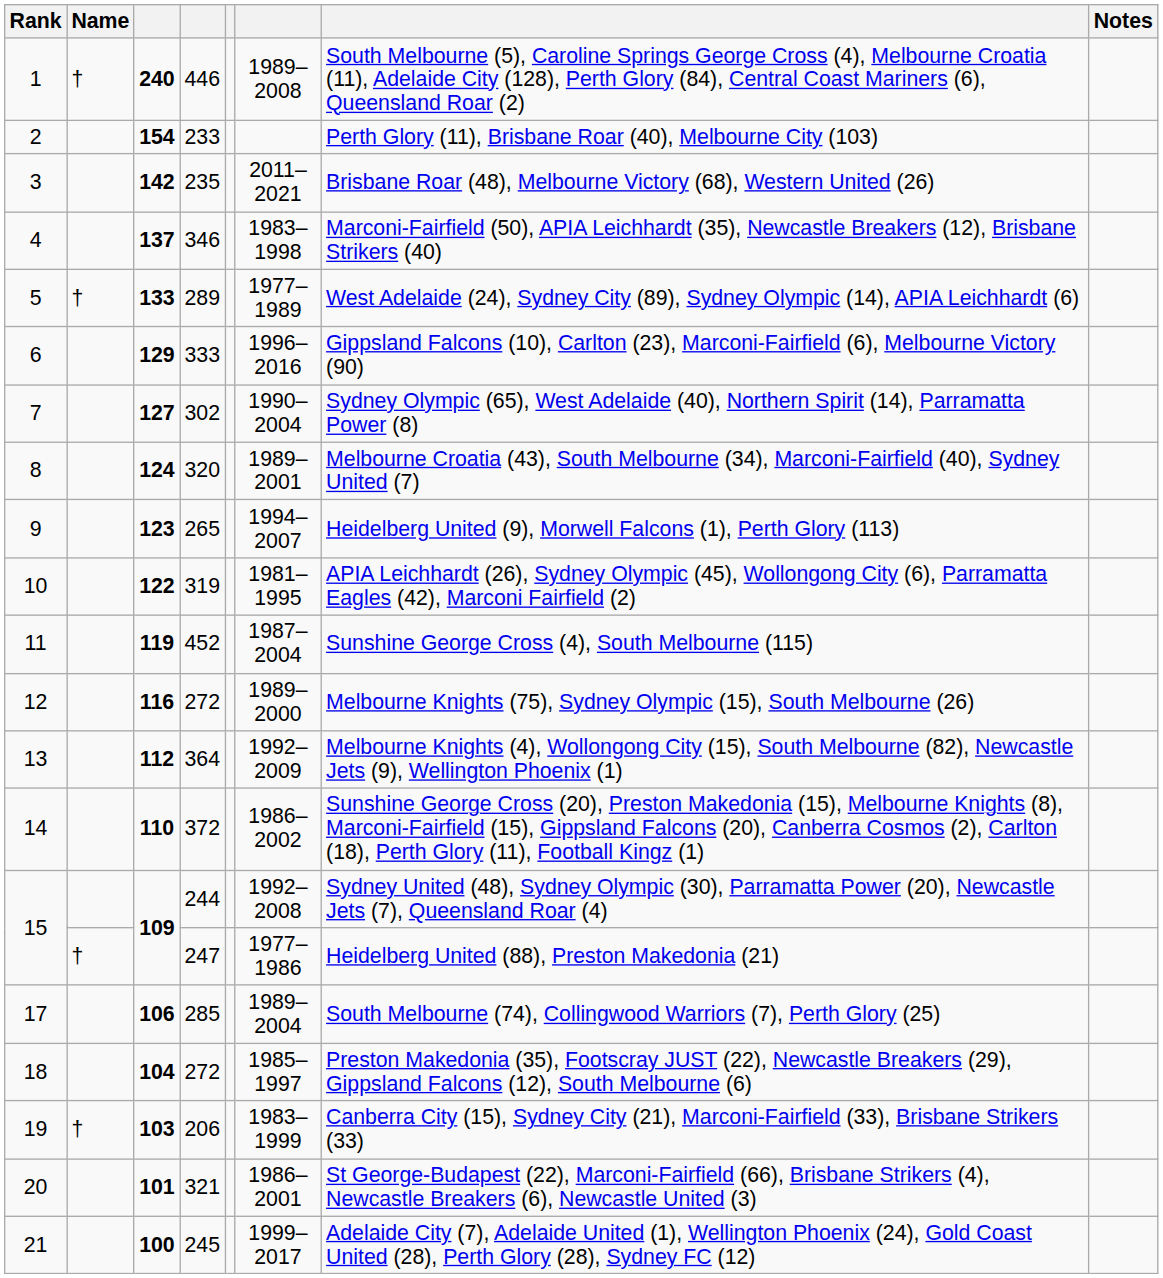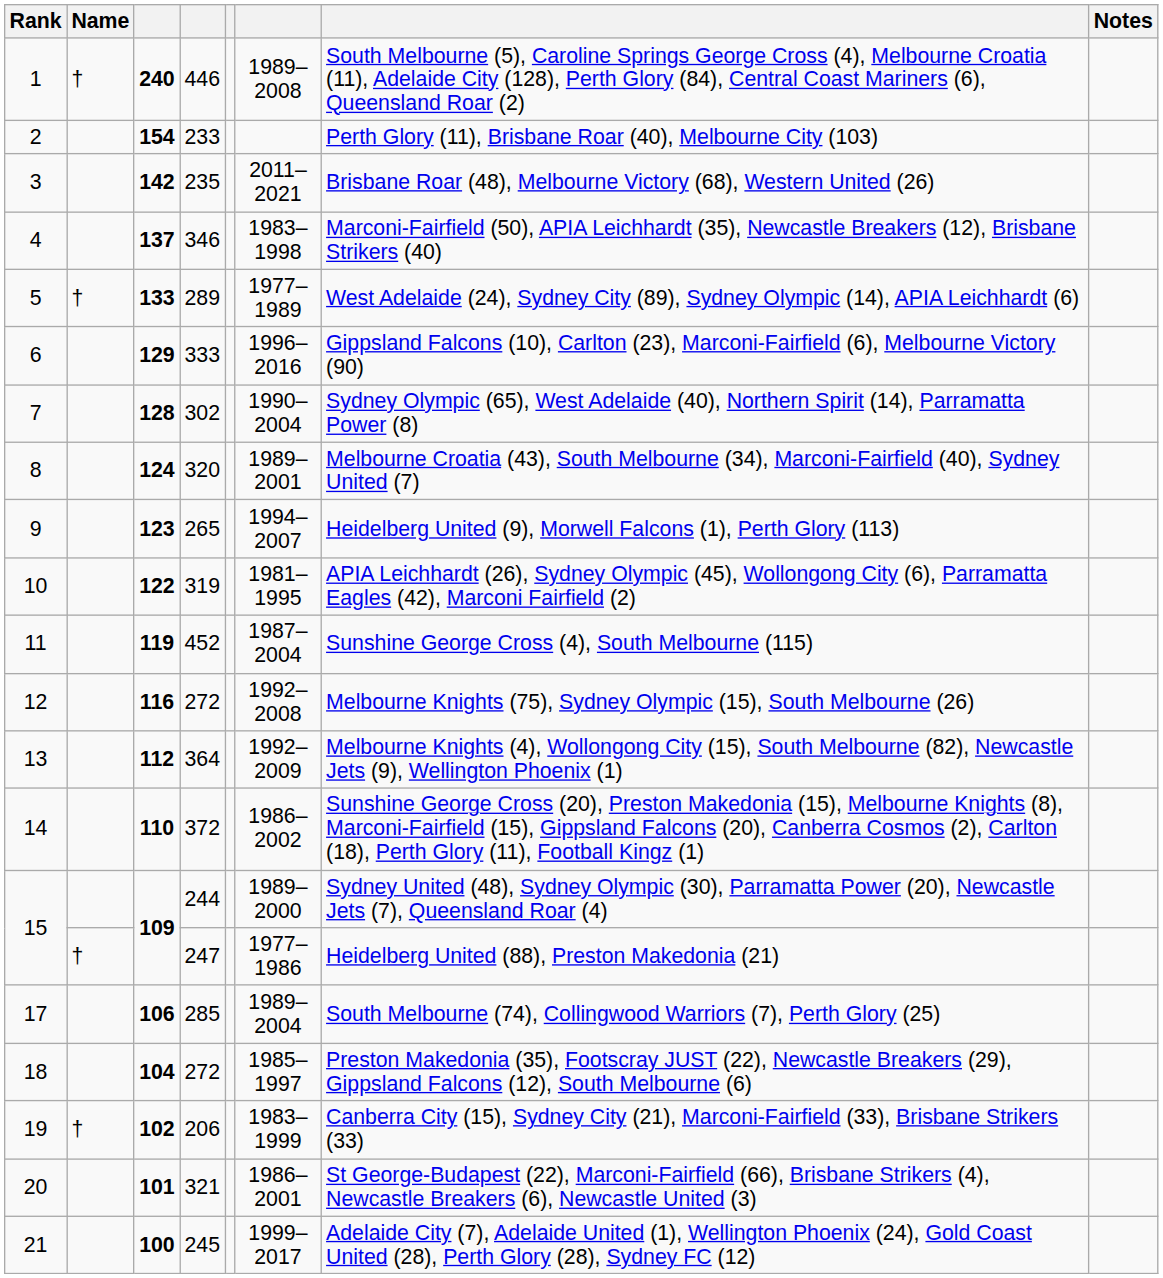(157, 413) 127 -> (157, 413) 128
(278, 701) 1989–2000 -> (278, 701) 1992–2008
(278, 898) 1992–2008 -> (278, 898) 1989–2000
(157, 1129) 103 -> (157, 1129) 102
